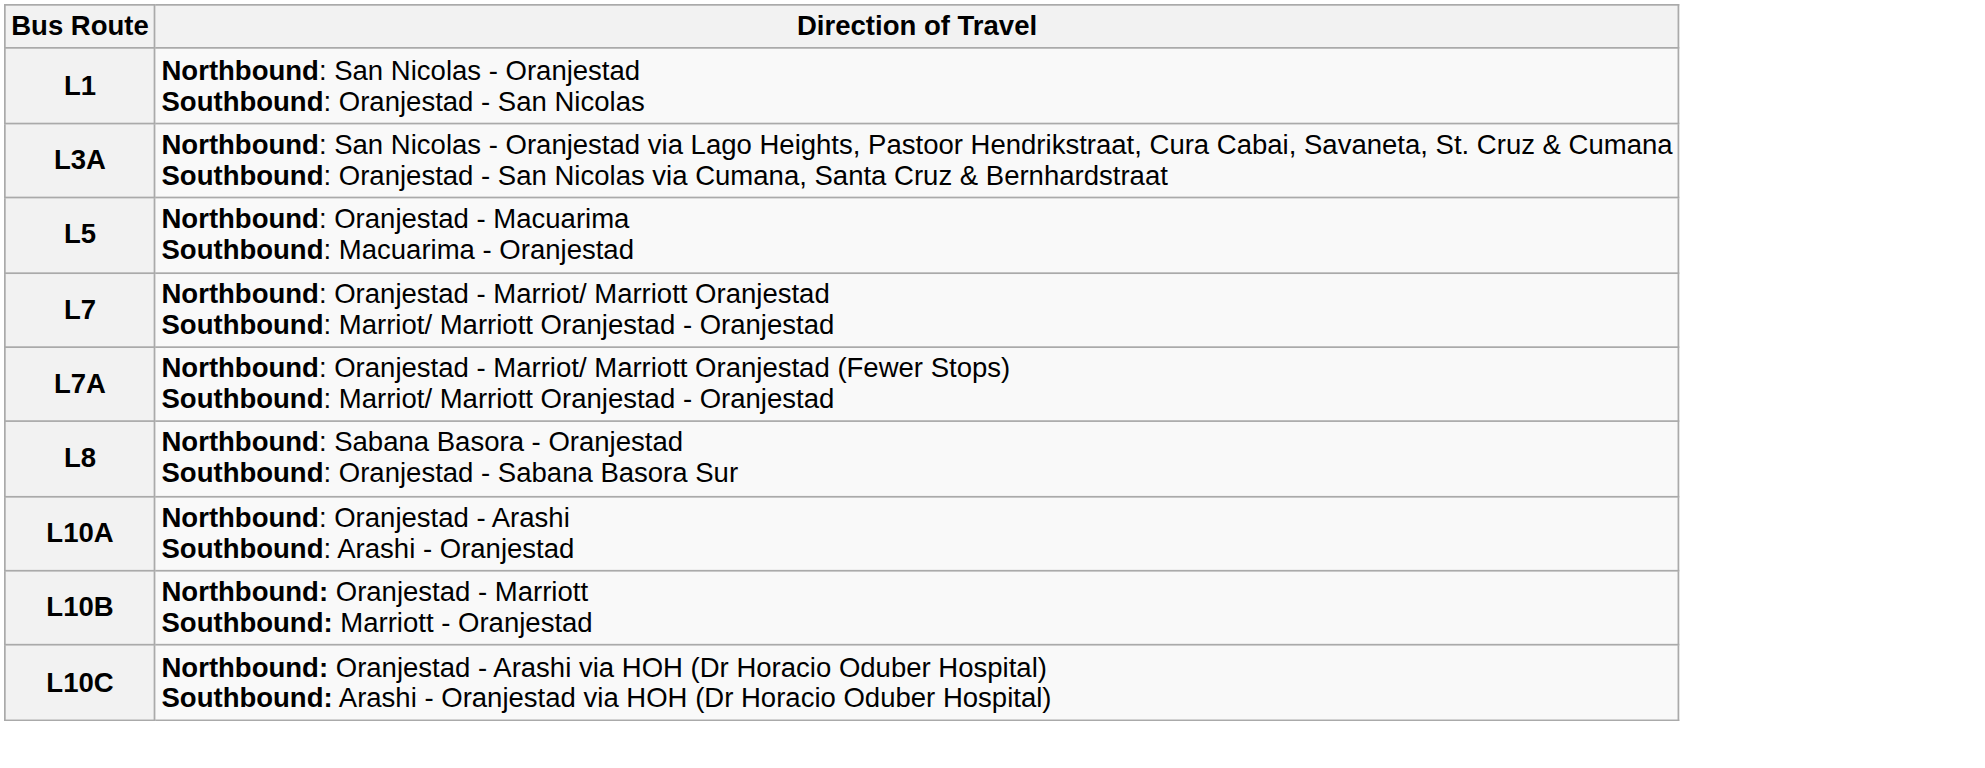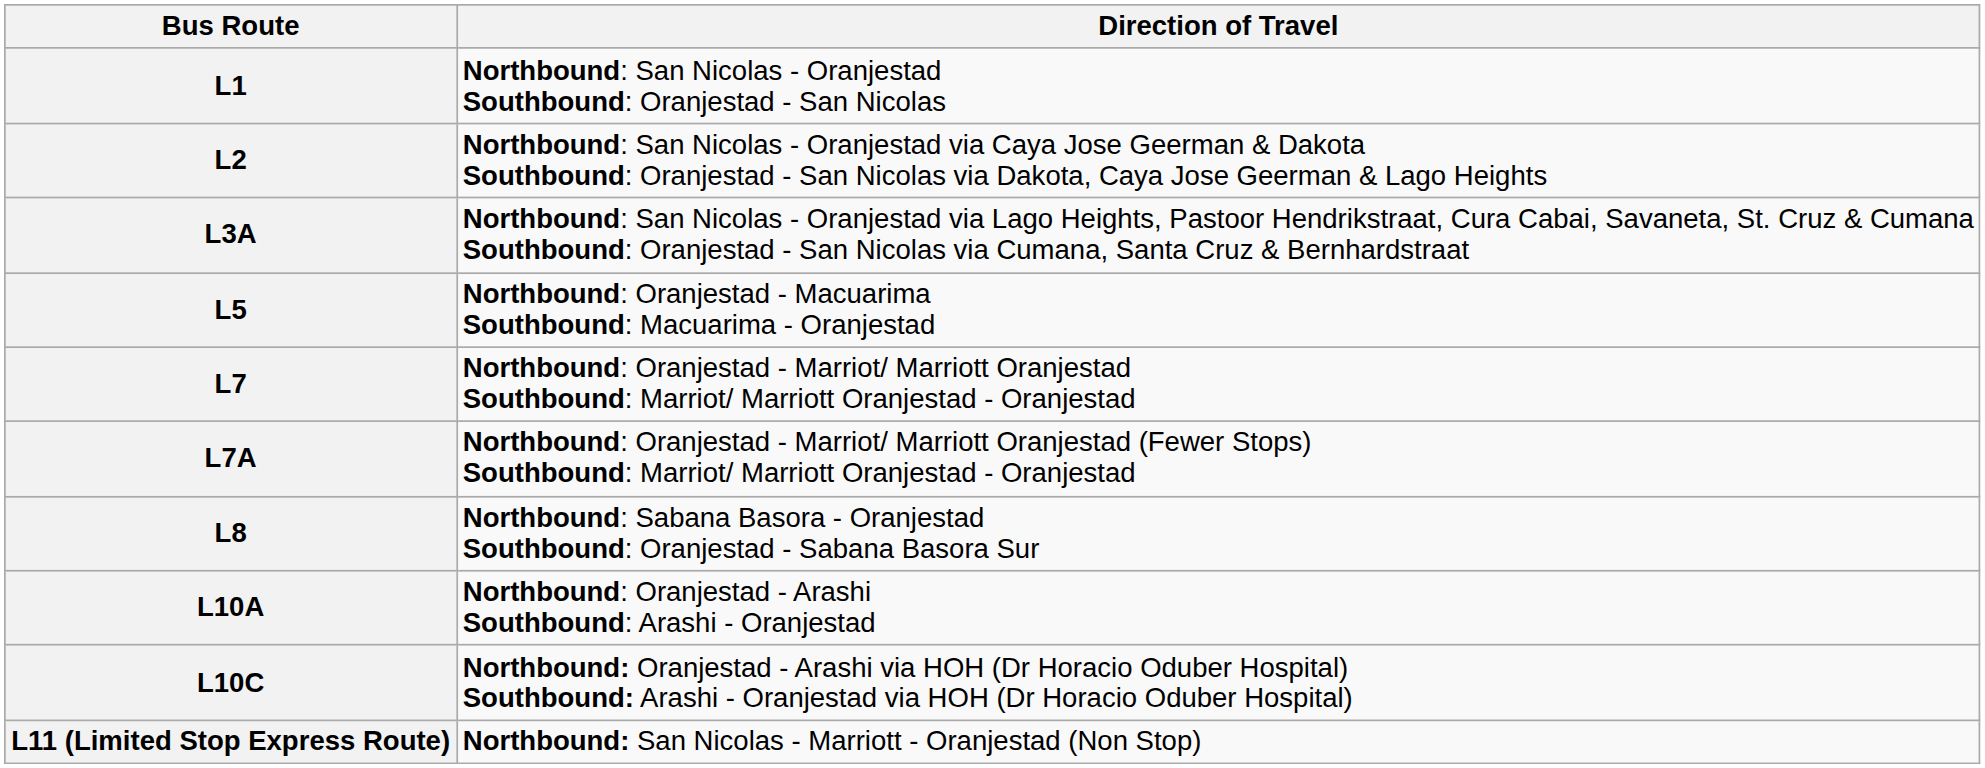+ row: (231, 160)
- row: (80, 607)
+ row: (231, 741)
